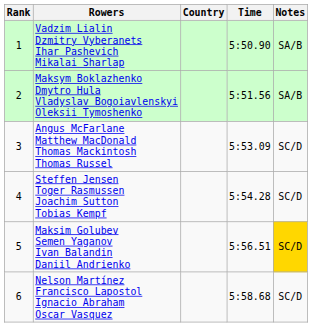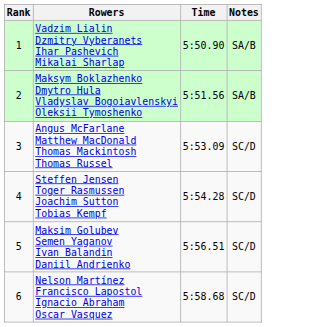- column: (204, 12)
(290, 247) gold background -> (244, 247) no background
